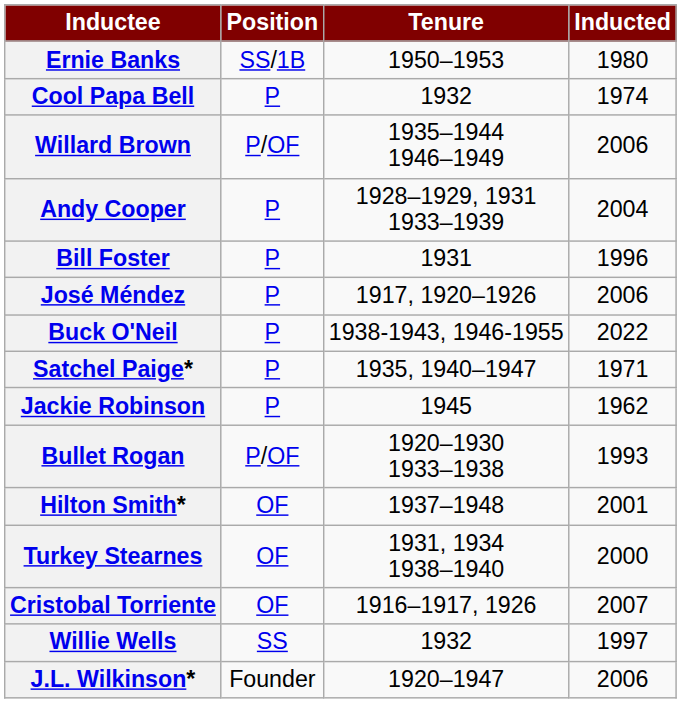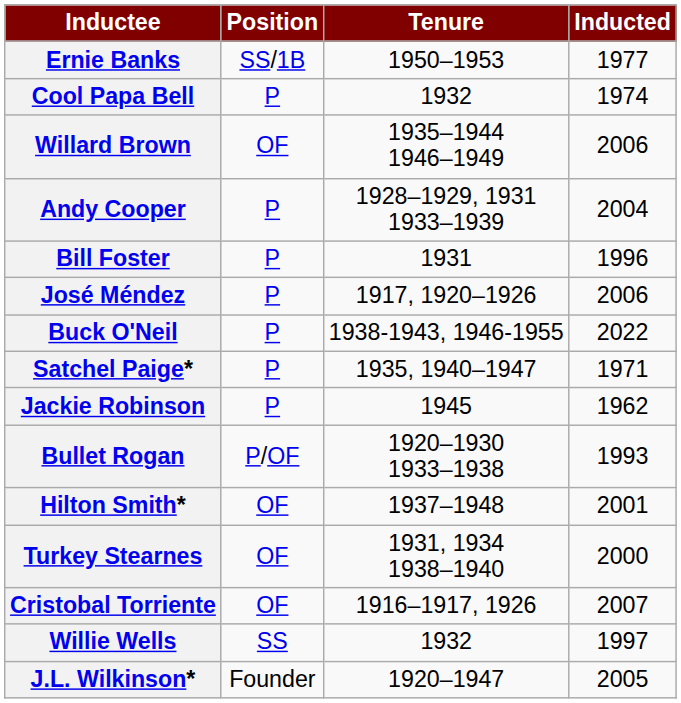(623, 59) 1980 -> (623, 59) 1977
(272, 146) P/OF -> (272, 146) OF
(623, 679) 2006 -> (623, 679) 2005
